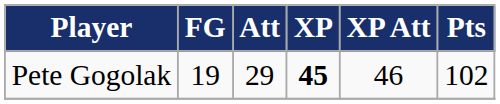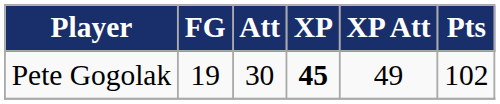(260, 74) 29 -> (260, 74) 30
(389, 74) 46 -> (389, 74) 49
